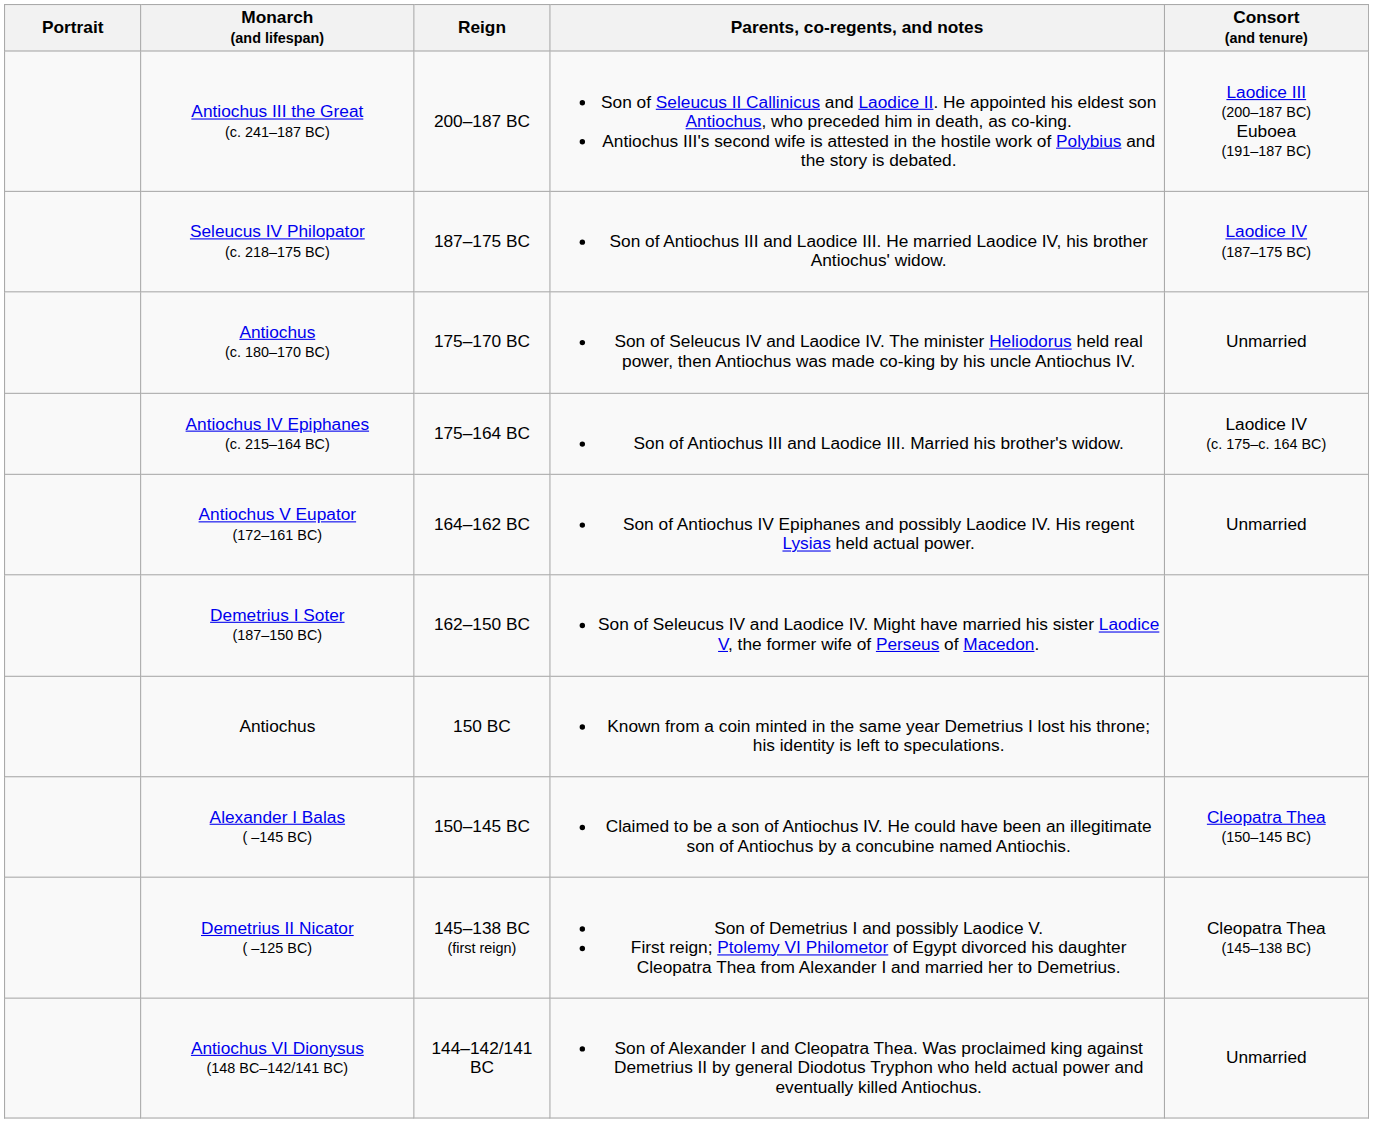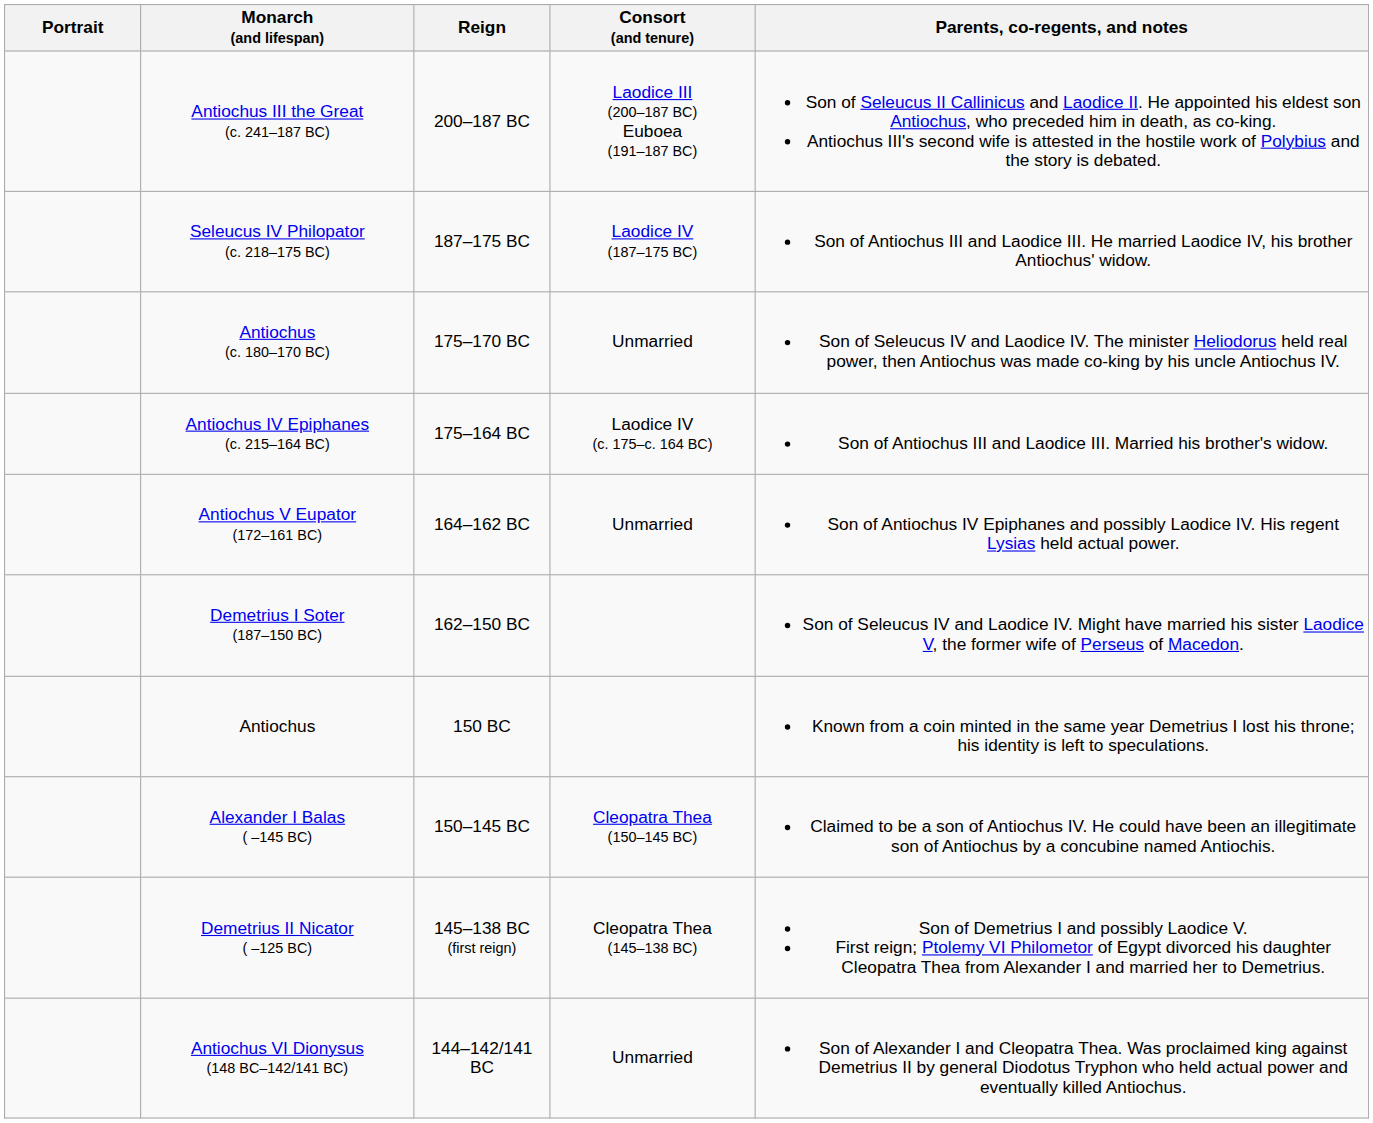columns swapped: (1266, 27) <-> (857, 27)
